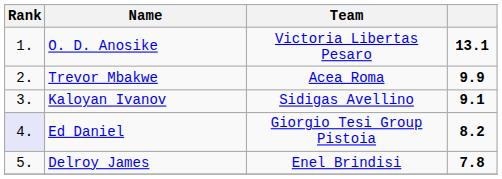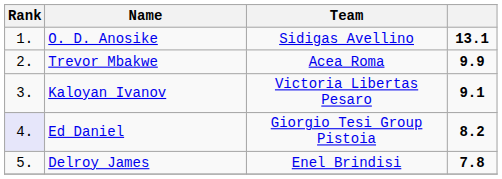(347, 47) Victoria Libertas Pesaro -> (347, 39) Sidigas Avellino
(347, 101) Sidigas Avellino -> (347, 93) Victoria Libertas Pesaro
